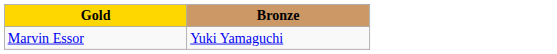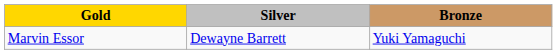+ column: (278, 15)
